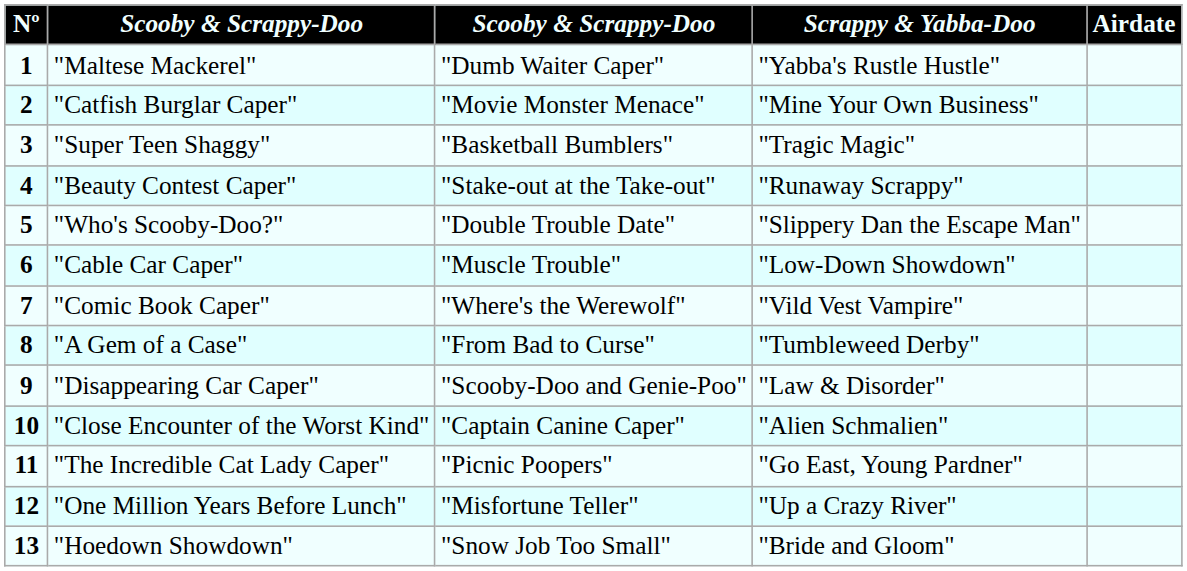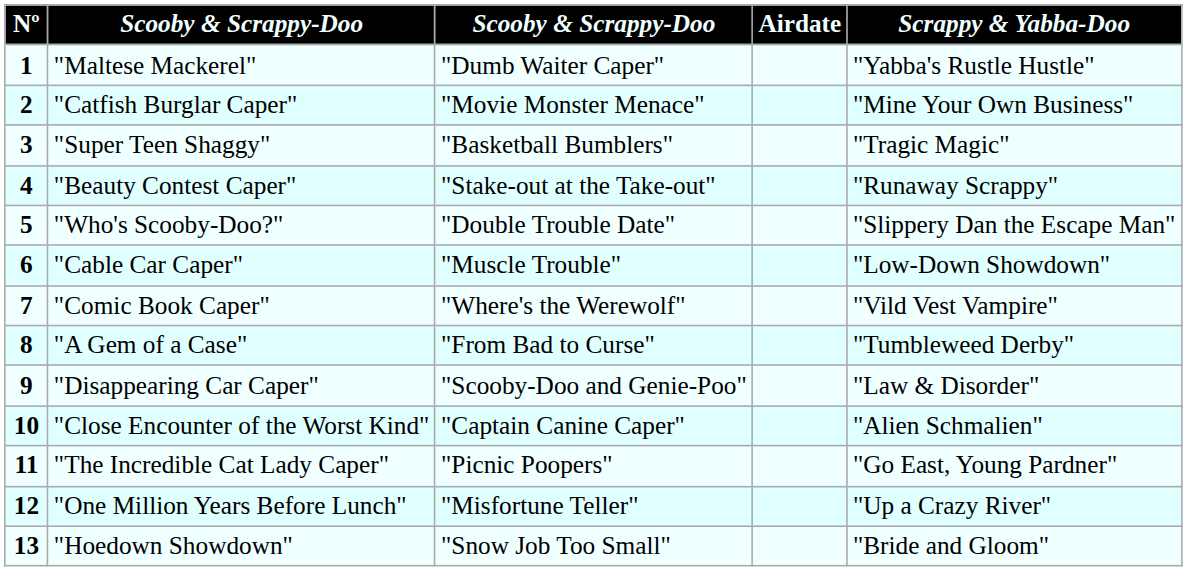columns swapped: (920, 24) <-> (1134, 24)
